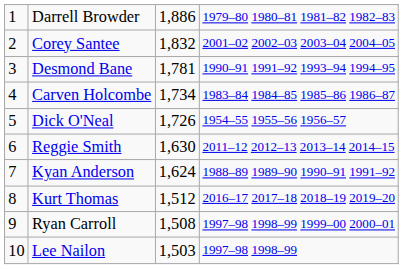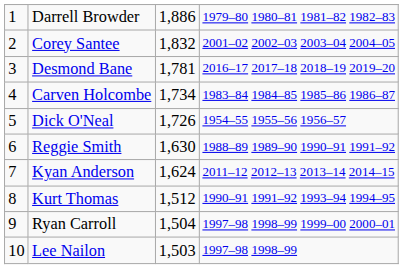(299, 69) 1990–91 1991–92 1993–94 1994–95 -> (299, 69) 2016–17 2017–18 2018–19 2019–20
(298, 146) 2011–12 2012–13 2013–14 2014–15 -> (299, 146) 1988–89 1989–90 1990–91 1991–92
(299, 172) 1988–89 1989–90 1990–91 1991–92 -> (298, 172) 2011–12 2012–13 2013–14 2014–15
(299, 198) 2016–17 2017–18 2018–19 2019–20 -> (299, 198) 1990–91 1991–92 1993–94 1994–95
(177, 224) 1,508 -> (177, 224) 1,504
